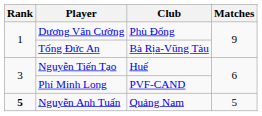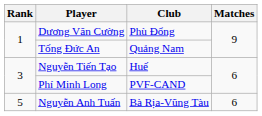(169, 48) Bà Rịa-Vũng Tàu -> (157, 48) Quảng Nam
(20, 102) bold -> (20, 102) normal
(157, 102) Quảng Nam -> (169, 102) Bà Rịa-Vũng Tàu
(234, 102) 5 -> (234, 102) 6
